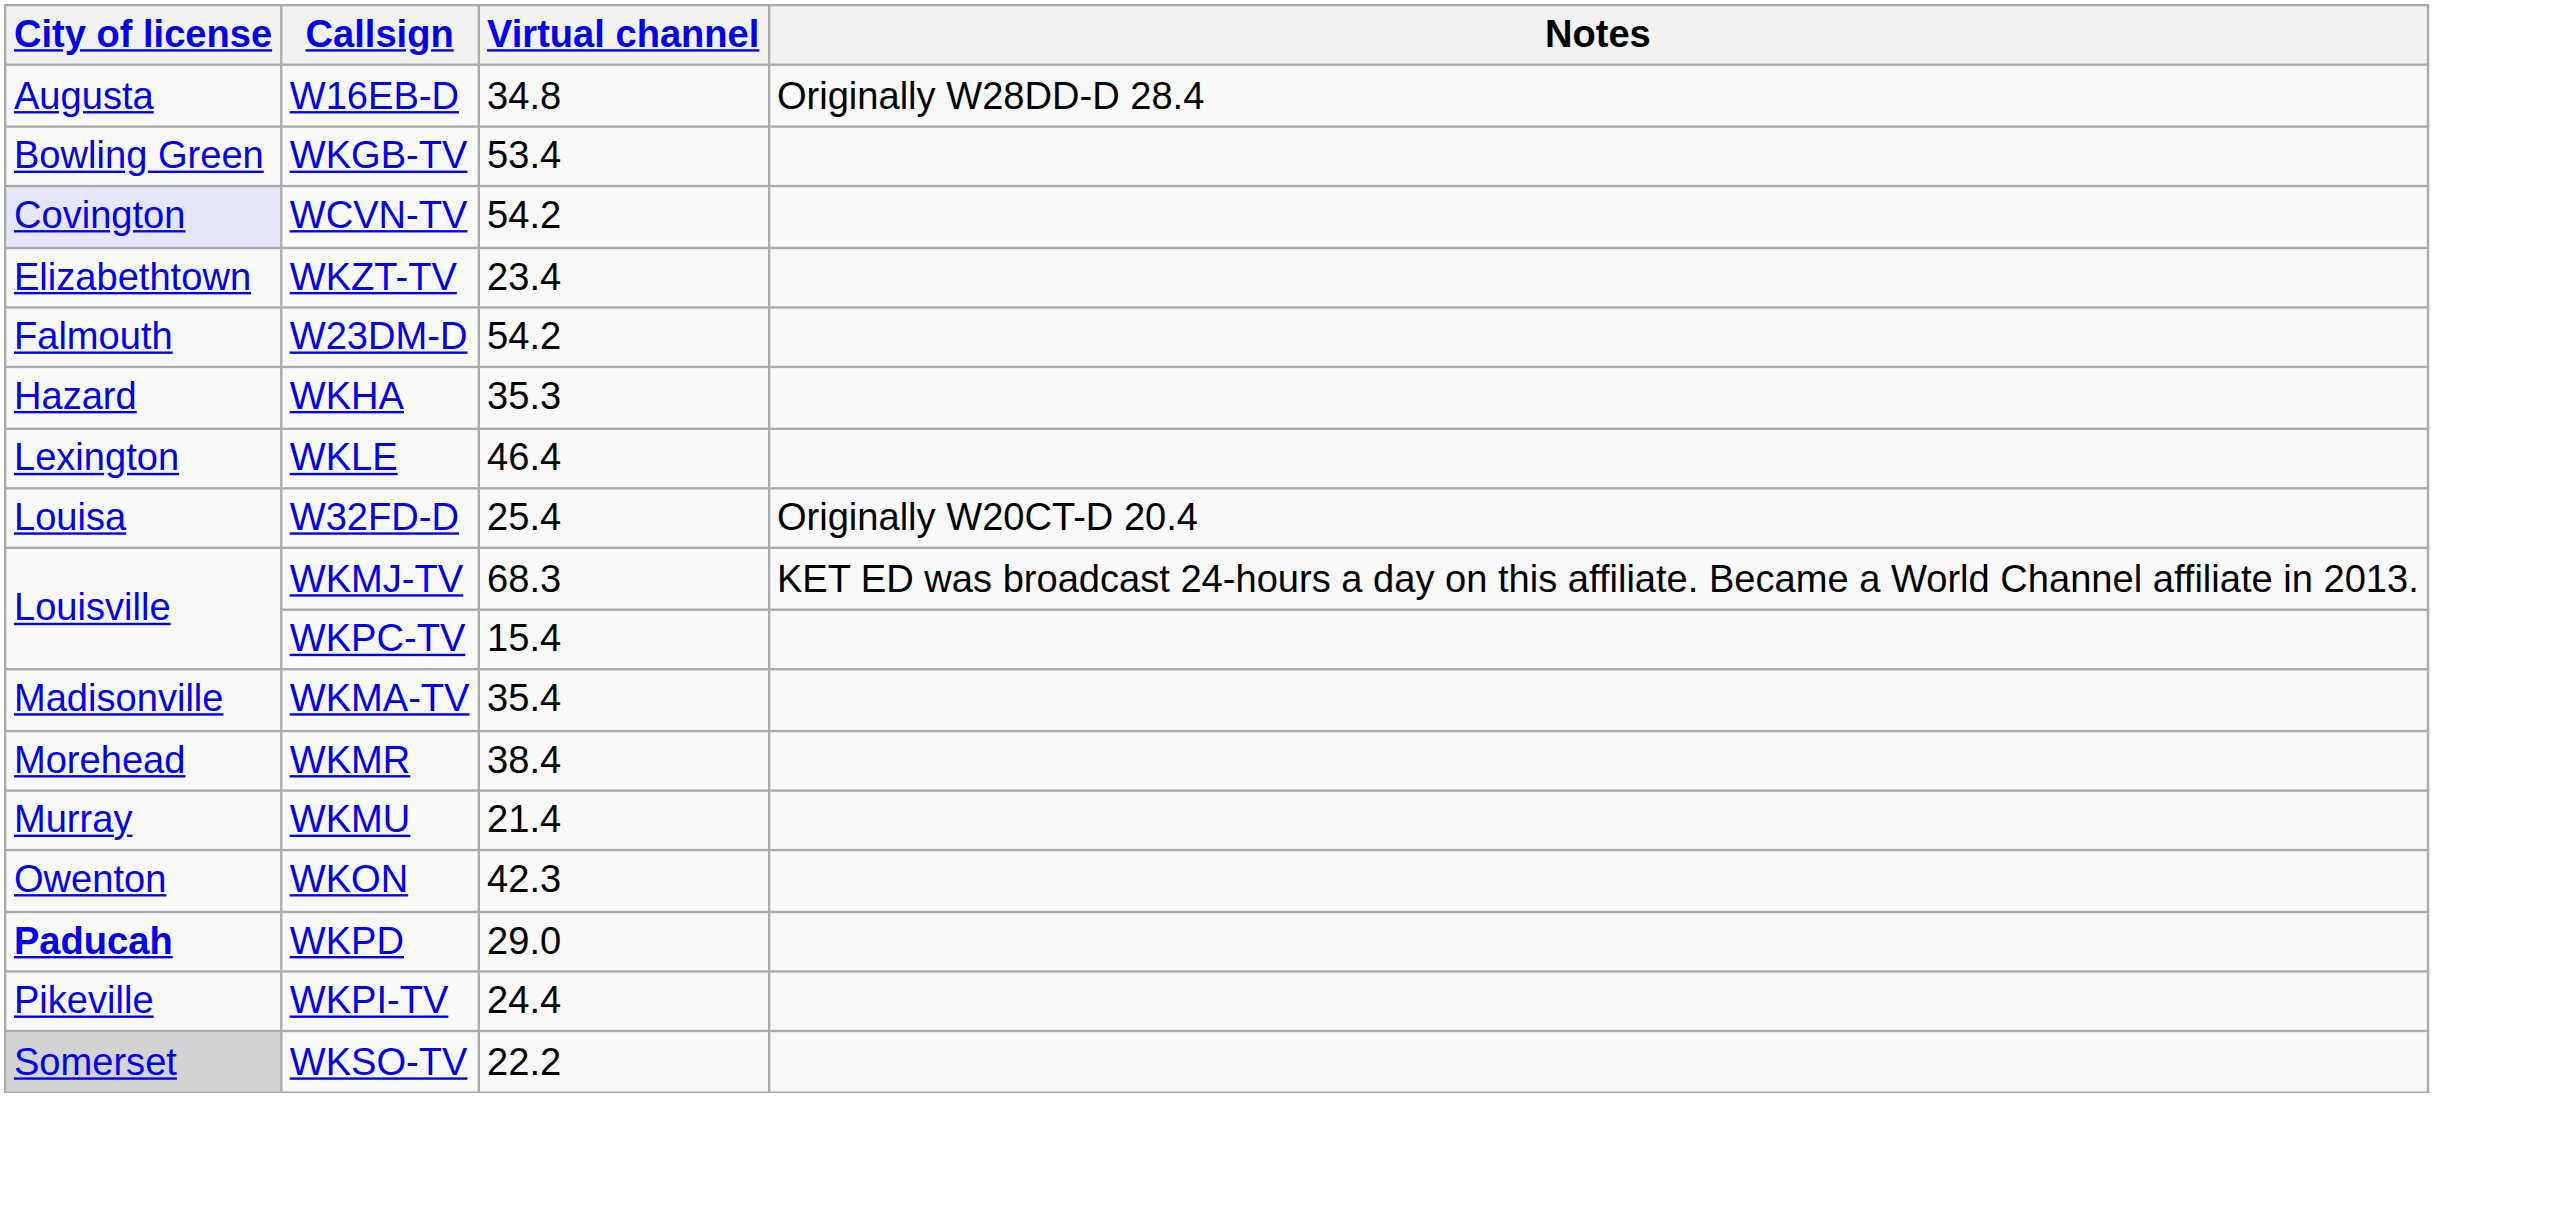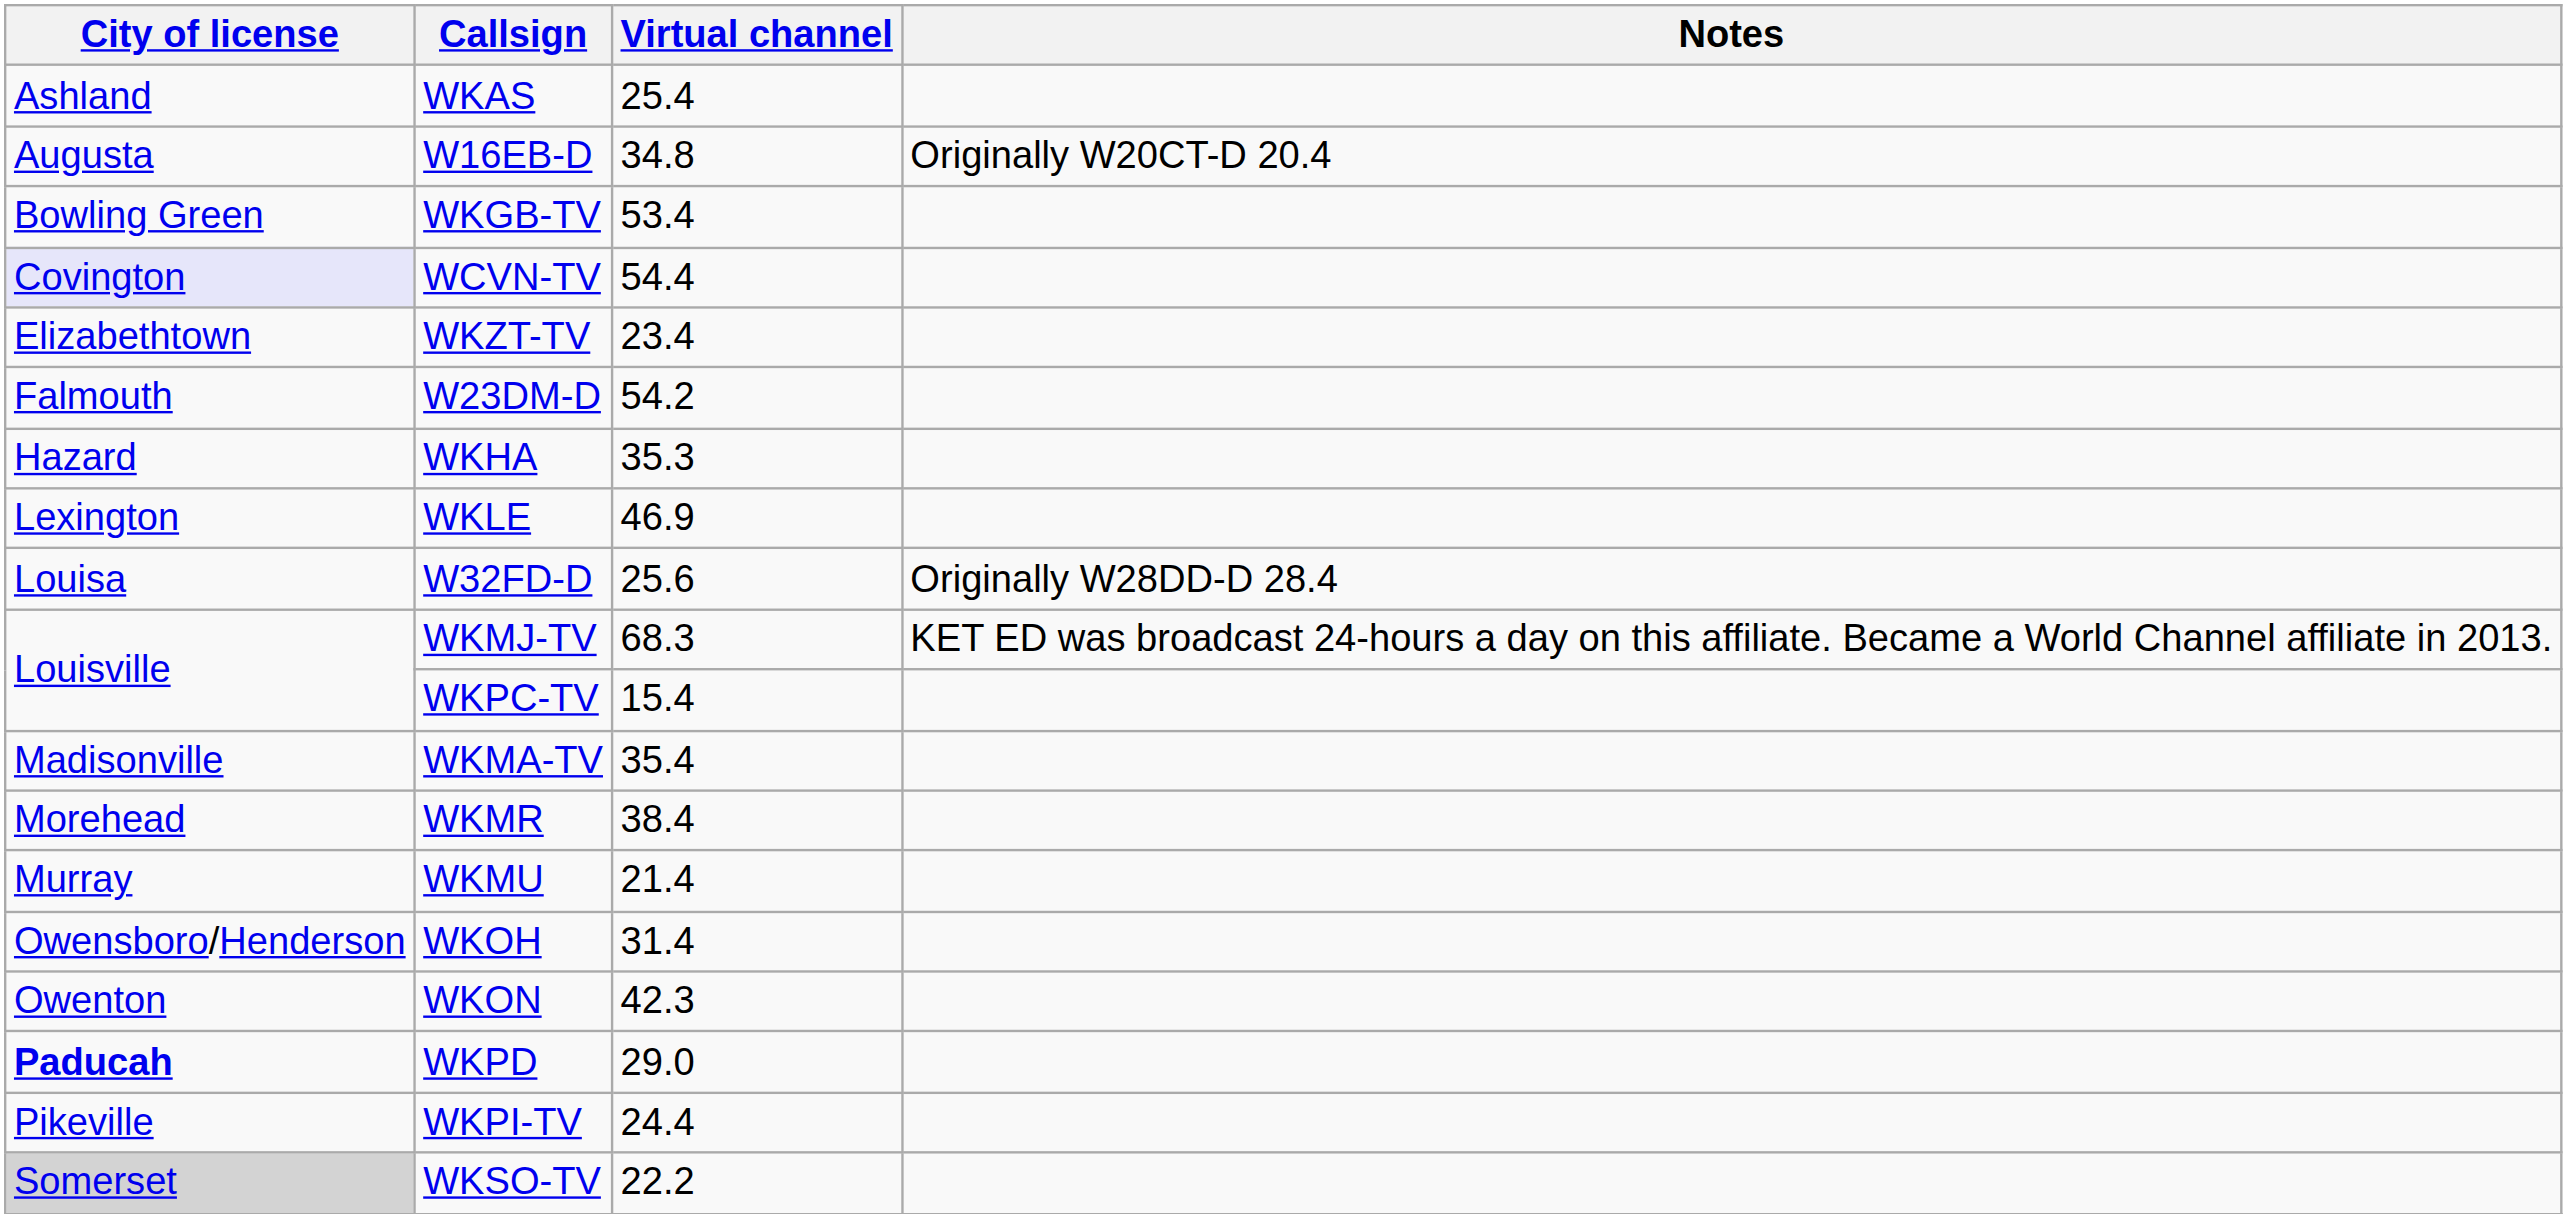+ row: (479, 95)
(991, 95) Originally W28DD-D 28.4 -> (1121, 155) Originally W20CT-D 20.4
(524, 215) 54.2 -> (658, 276) 54.4
(524, 457) 46.4 -> (658, 517) 46.9
(524, 517) 25.4 -> (658, 578) 25.6
(987, 517) Originally W20CT-D 20.4 -> (1124, 578) Originally W28DD-D 28.4
+ row: (482, 940)
